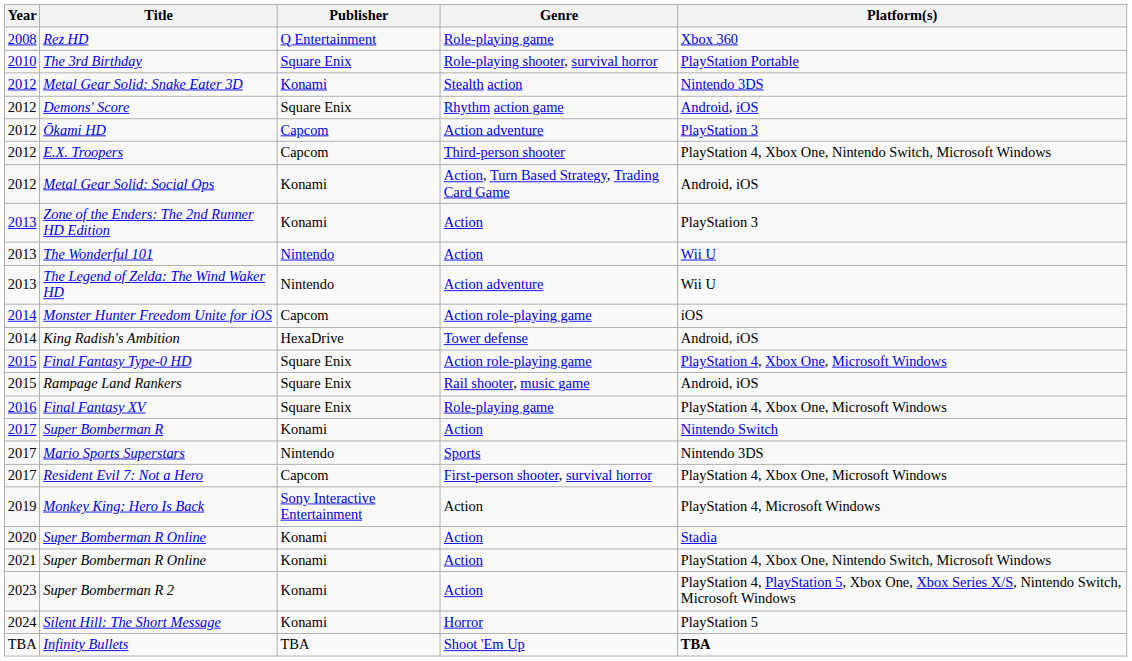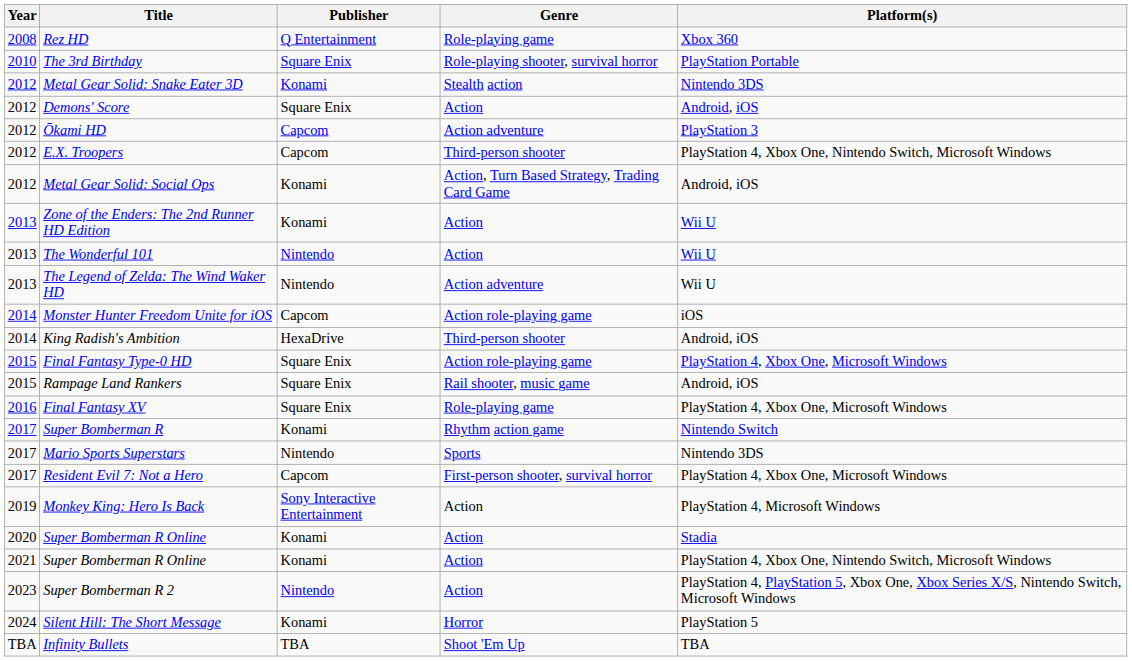(504, 107) Rhythm action game -> (463, 107) Action
(719, 222) PlayStation 3 -> (698, 222) Wii U
(486, 338) Tower defense -> (504, 338) Third-person shooter
(463, 429) Action -> (504, 429) Rhythm action game
(304, 591) Konami -> (307, 591) Nintendo
(696, 645) bold -> (695, 645) normal
